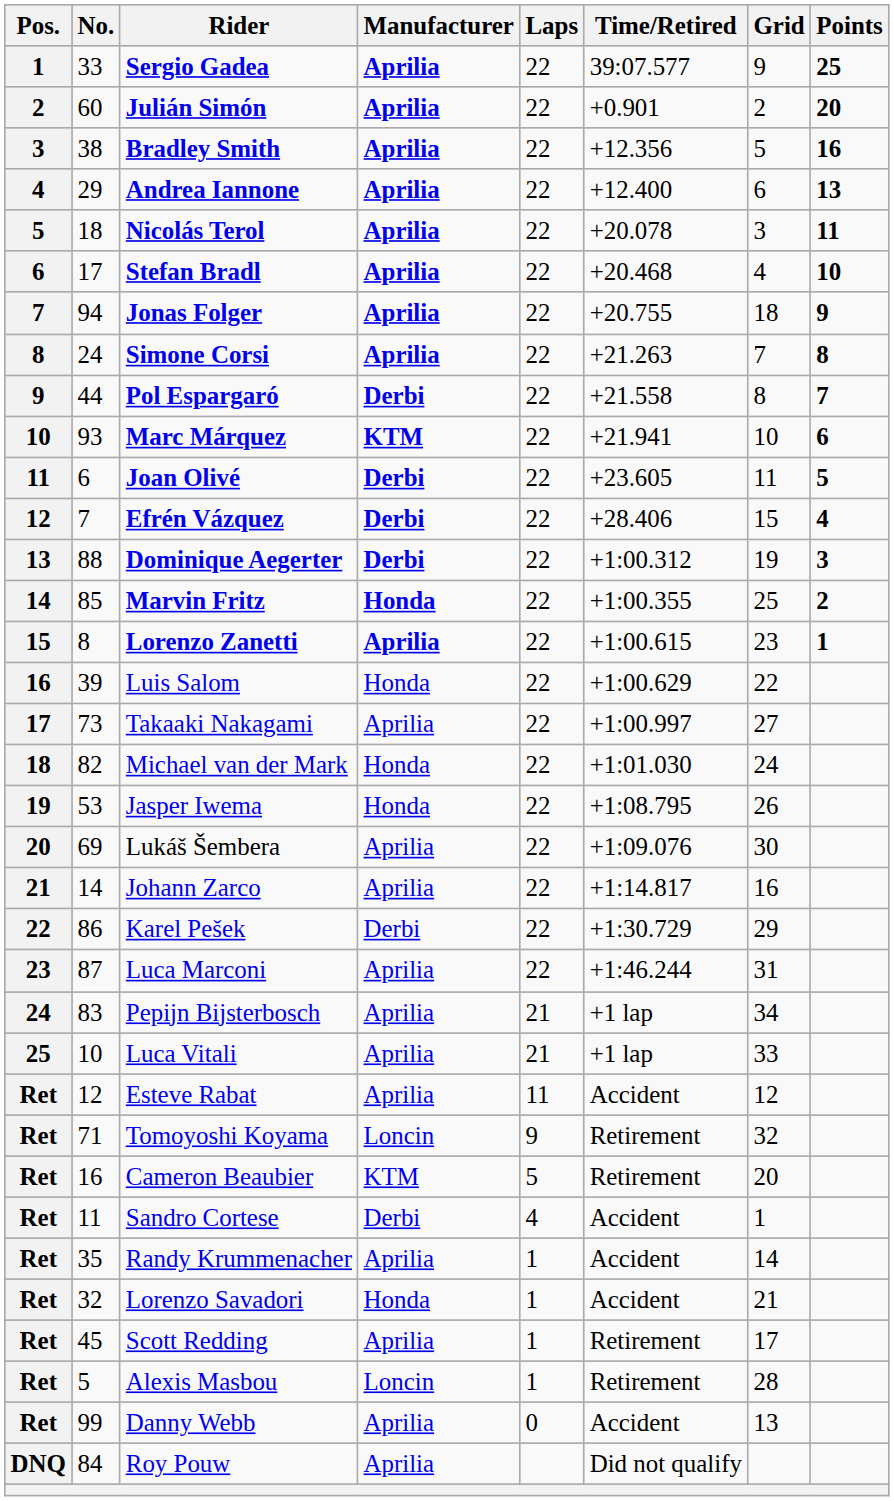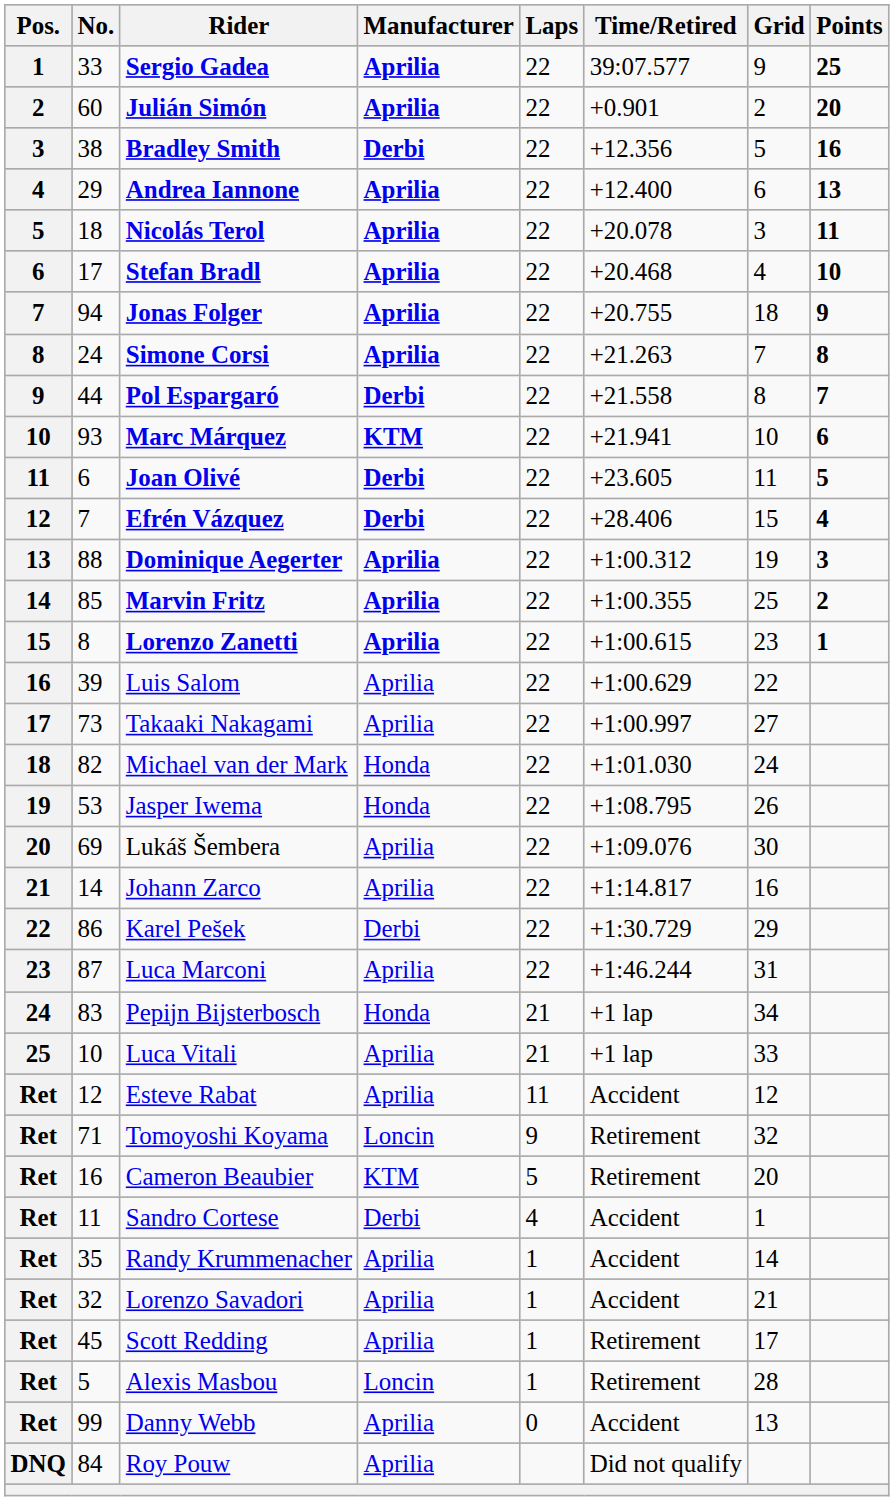(402, 148) Aprilia -> (394, 148) Derbi
(394, 559) Derbi -> (402, 559) Aprilia
(400, 600) Honda -> (402, 600) Aprilia
(397, 682) Honda -> (399, 682) Aprilia
(399, 1011) Aprilia -> (397, 1011) Honda
(397, 1299) Honda -> (399, 1299) Aprilia
